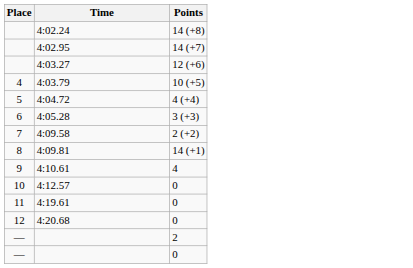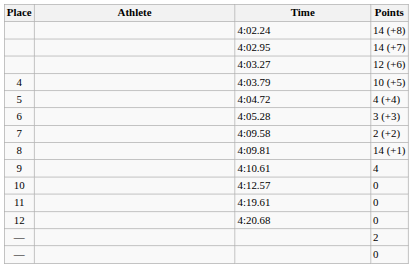+ column: (135, 13)
